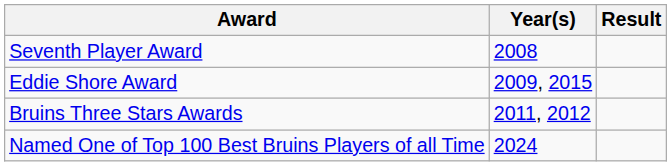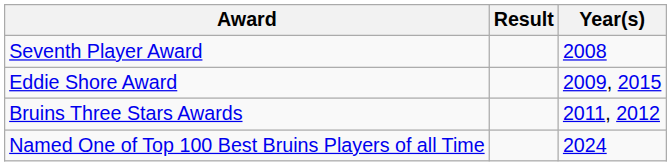columns swapped: (543, 20) <-> (631, 20)
